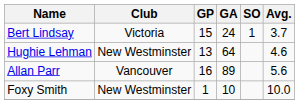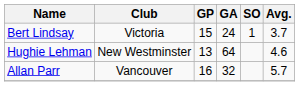(229, 71) 89 -> (229, 71) 32
(279, 71) 5.6 -> (279, 71) 5.7
- row: (37, 90)
